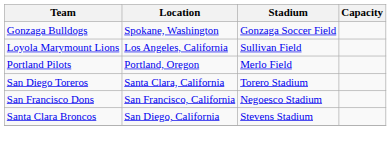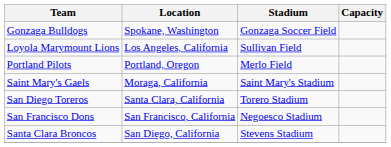+ row: (48, 82)
